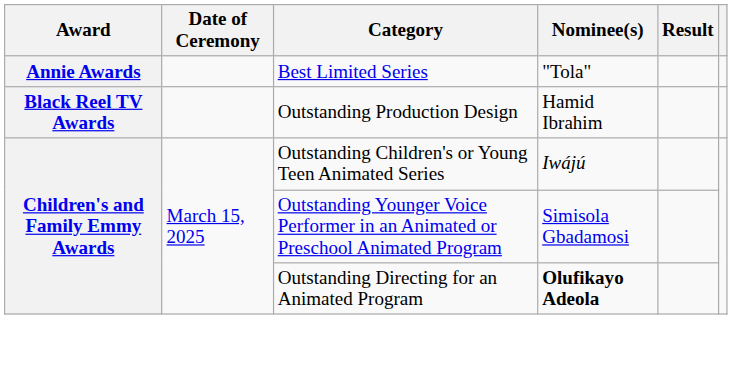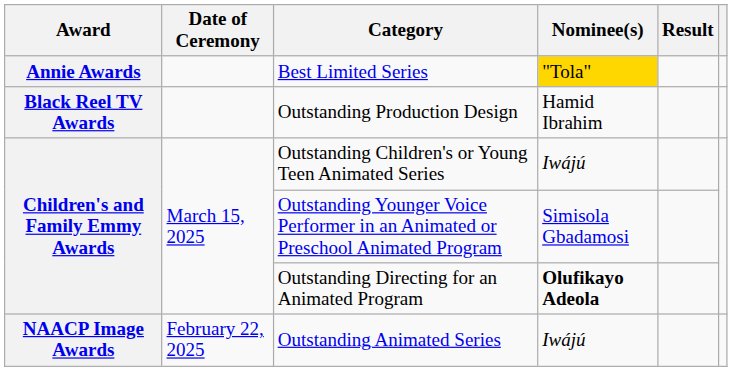(567, 71) no background -> (567, 71) gold background
+ row: (389, 340)
